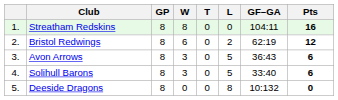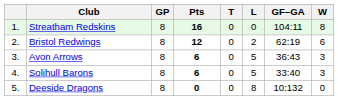columns swapped: (185, 12) <-> (310, 12)
